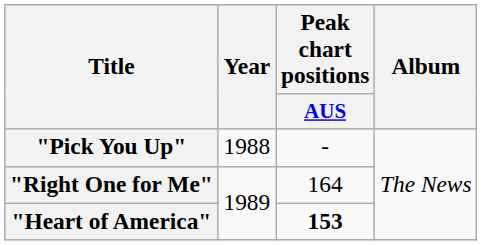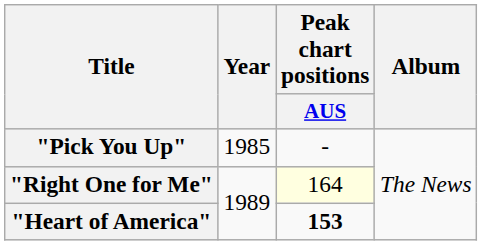(247, 147) 1988 -> (247, 147) 1985
(325, 184) no background -> (325, 184) lightyellow background
